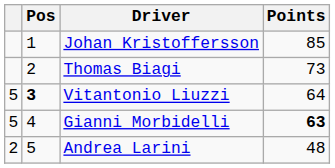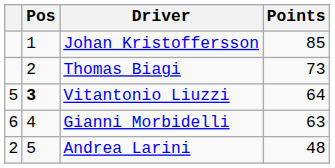(13, 123) 5 -> (13, 123) 6
(316, 123) bold -> (316, 123) normal
